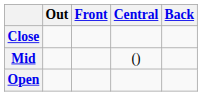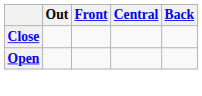- row: (23, 58)
